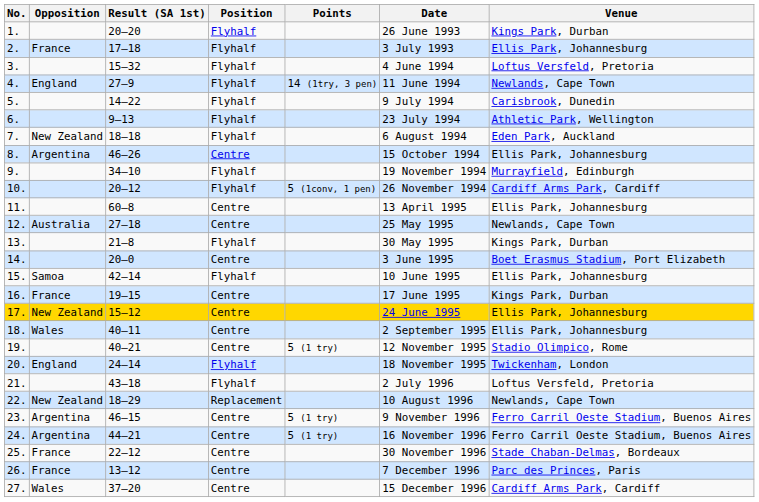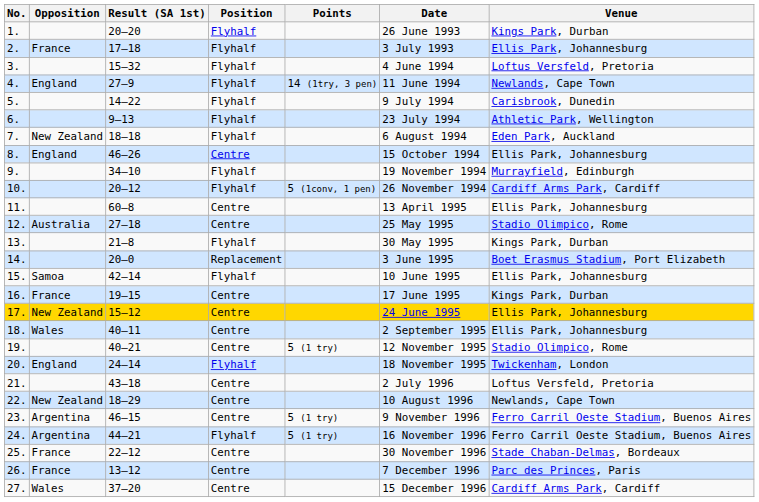(61, 154) Argentina -> (54, 154) England
(553, 224) Newlands, Cape Town -> (560, 224) Stadio Olimpico, Rome
(230, 259) Centre -> (247, 259) Replacement
(234, 383) Flyhalf -> (230, 383) Centre
(247, 400) Replacement -> (230, 400) Centre
(230, 435) Centre -> (234, 435) Flyhalf
